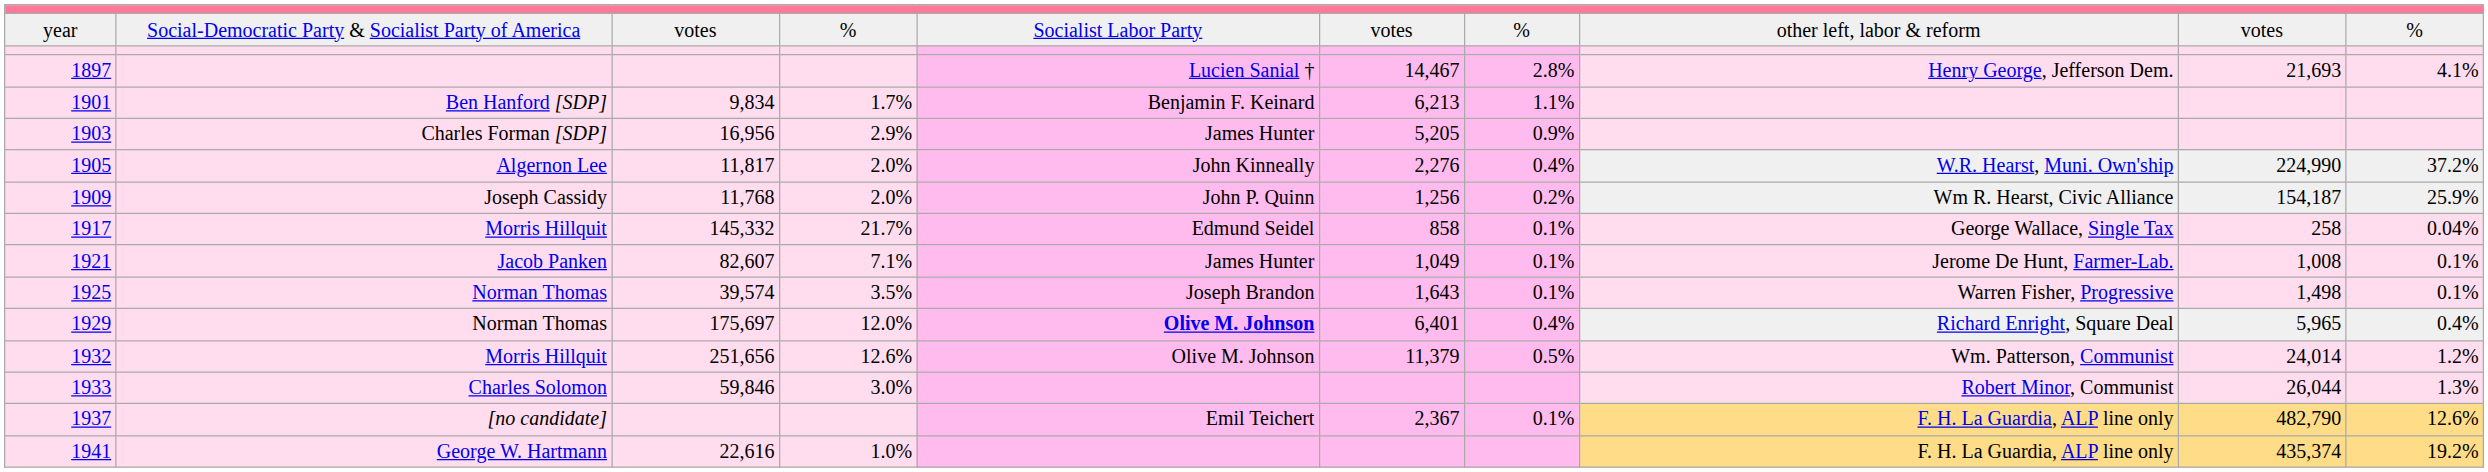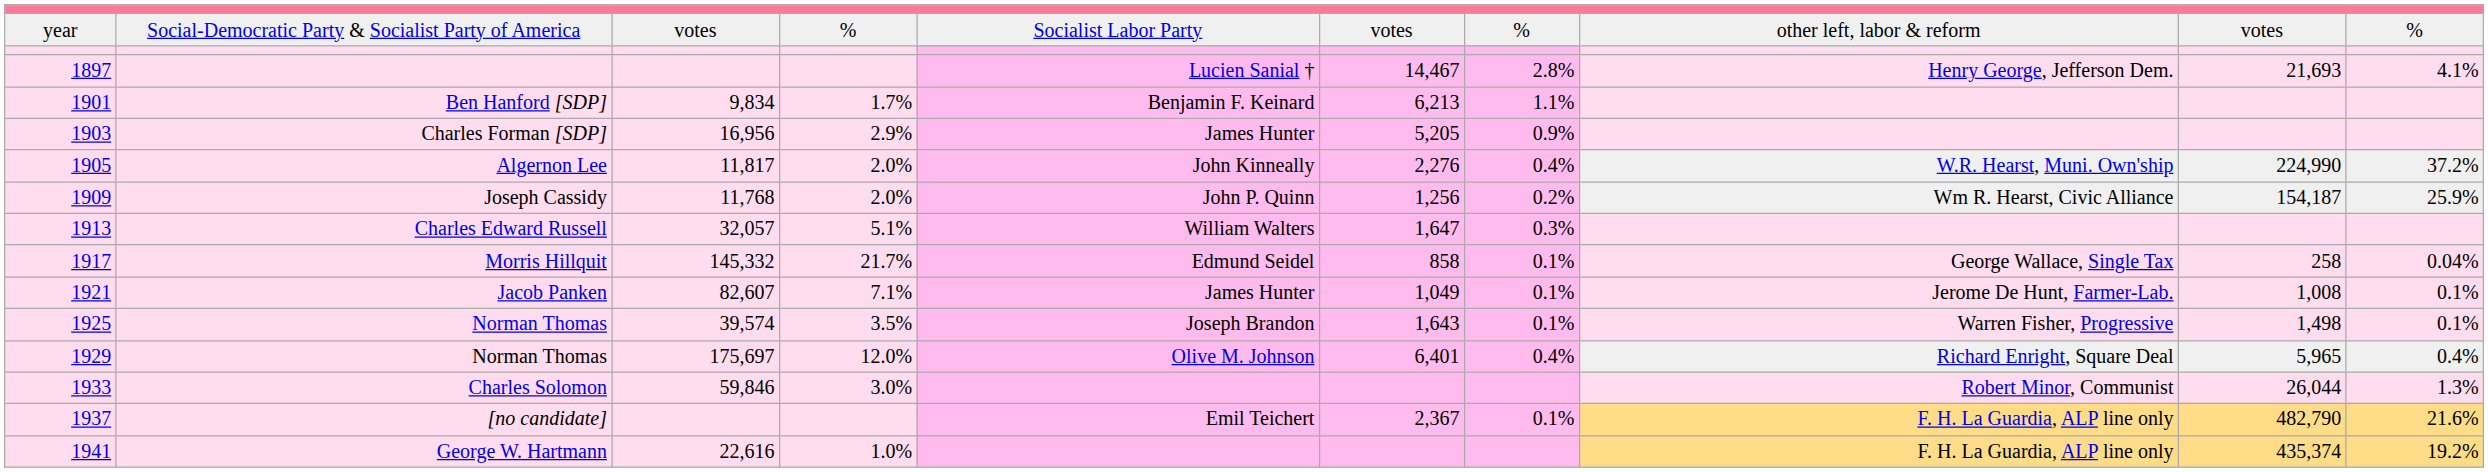+ row: (91, 229)
(1239, 324) bold -> (1243, 355) normal
- row: (91, 355)
(2453, 419) 12.6% -> (2453, 419) 21.6%
